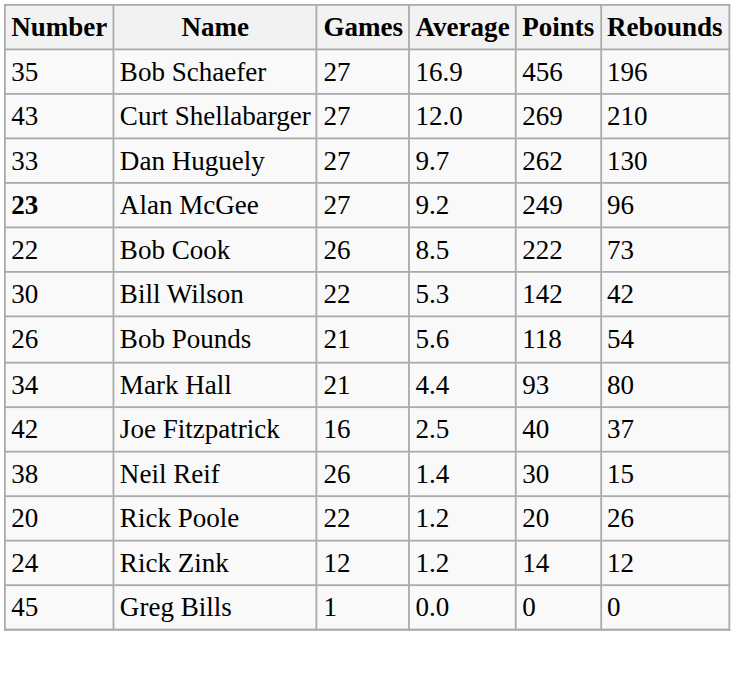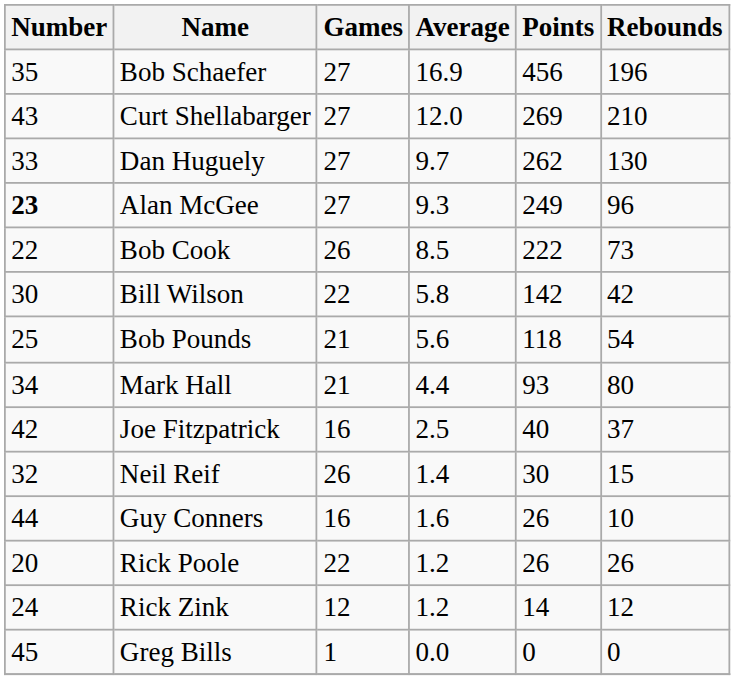(432, 205) 9.2 -> (432, 205) 9.3
(432, 294) 5.3 -> (432, 294) 5.8
(25, 339) 26 -> (25, 339) 25
(25, 473) 38 -> (25, 473) 32
+ row: (192, 517)
(536, 517) 20 -> (536, 562) 26
